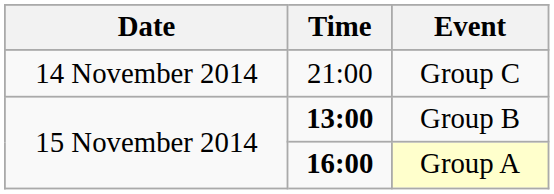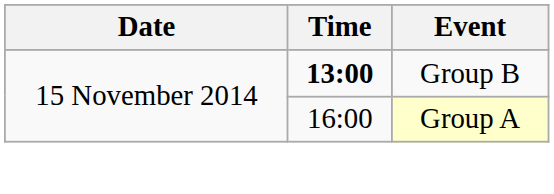- row: (470, 73)
(340, 164) bold -> (340, 118) normal
